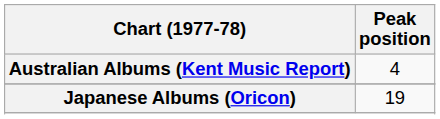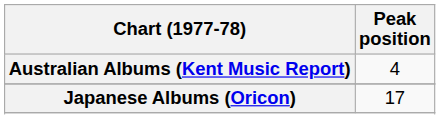(395, 98) 19 -> (395, 98) 17
